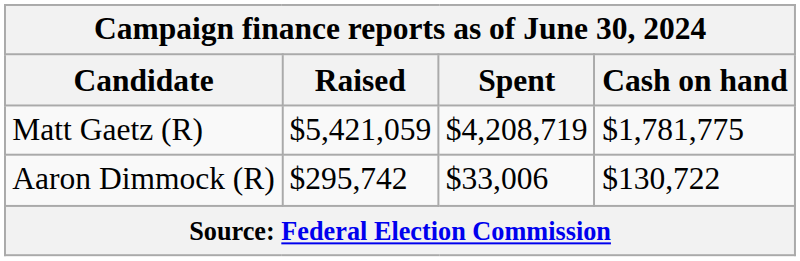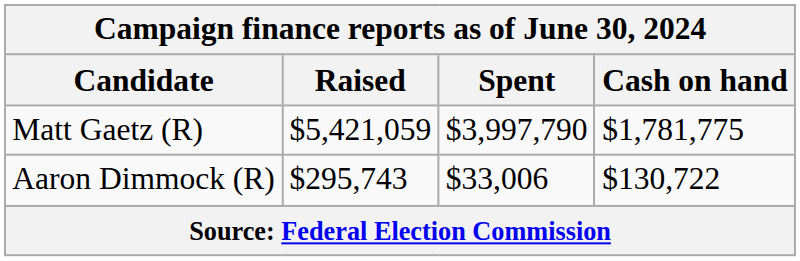(517, 129) $4,208,719 -> (517, 129) $3,997,790
(349, 179) $295,742 -> (349, 179) $295,743
